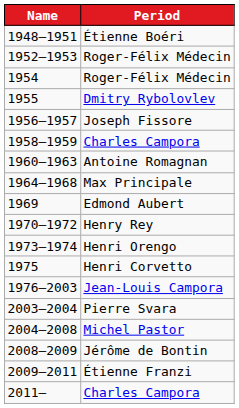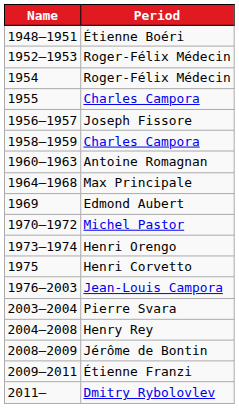(149, 99) Dmitry Rybolovlev -> (142, 99) Charles Campora
(118, 225) Henry Rey -> (134, 225) Michel Pastor
(134, 330) Michel Pastor -> (118, 330) Henry Rey
(142, 393) Charles Campora -> (149, 393) Dmitry Rybolovlev
